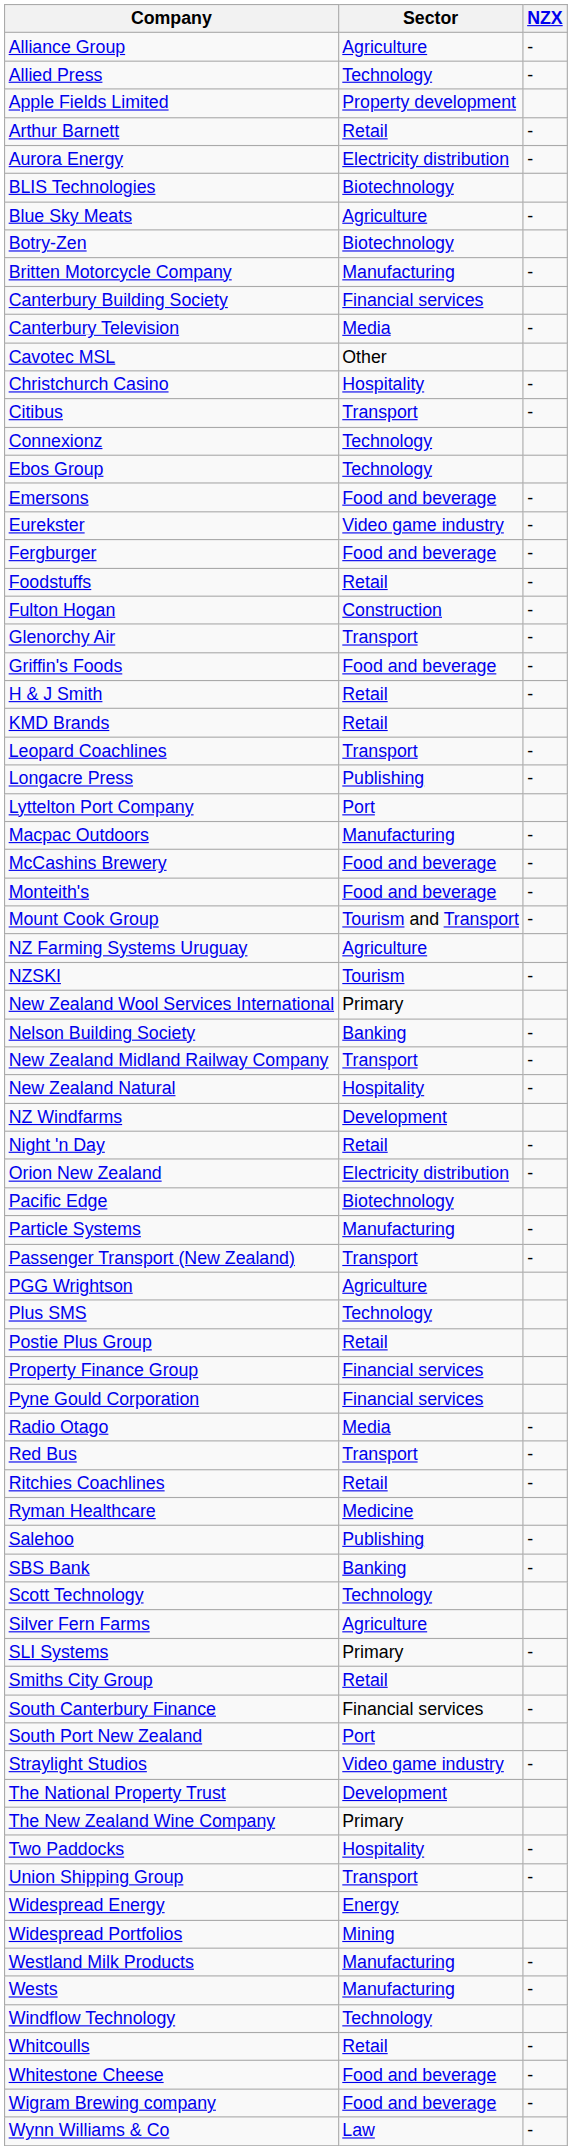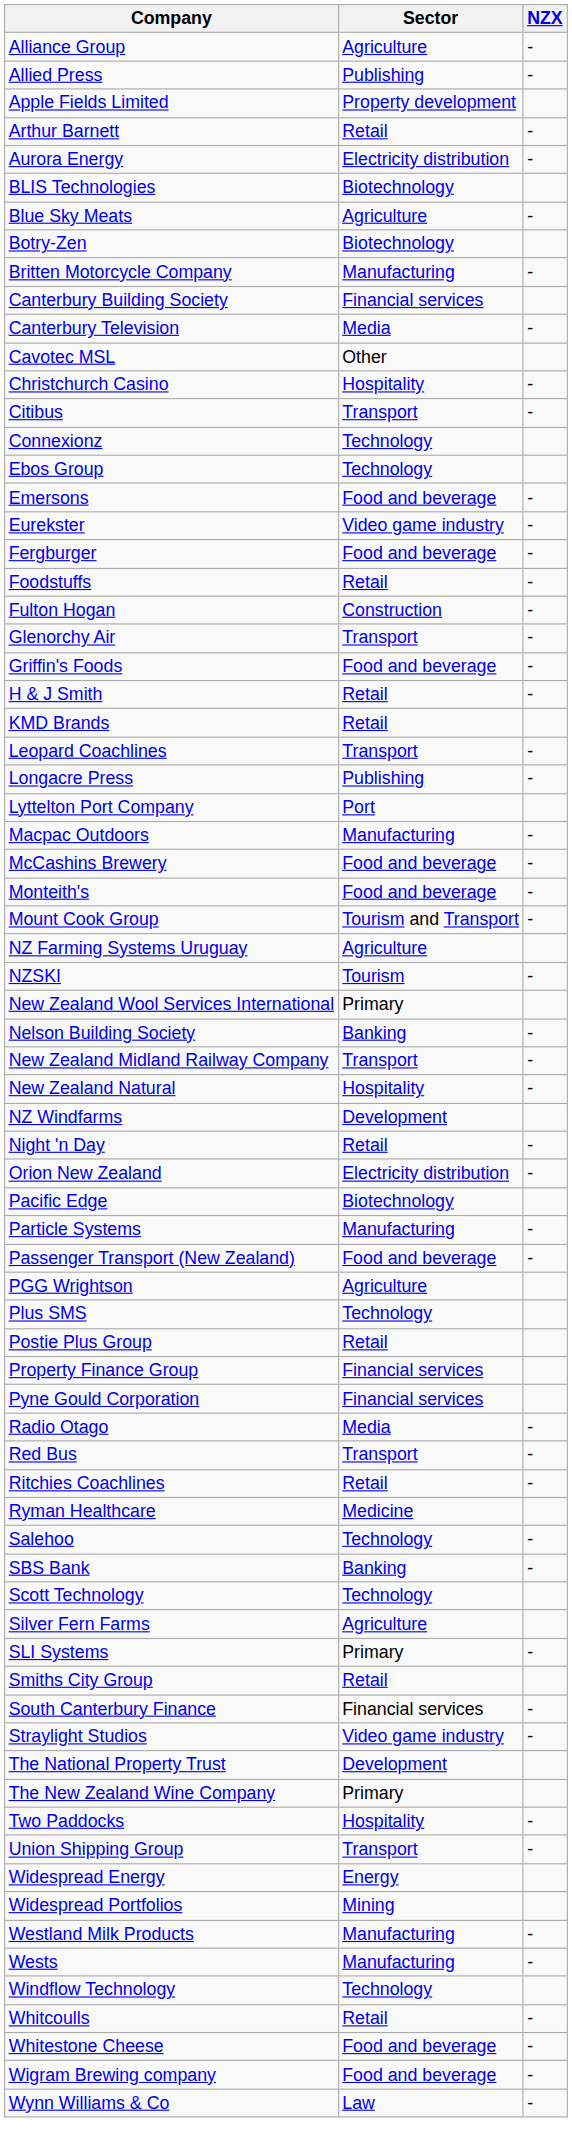(387, 74) Technology -> (383, 74) Publishing
(380, 1257) Transport -> (419, 1257) Food and beverage
(383, 1539) Publishing -> (387, 1539) Technology
- row: (105, 1736)
